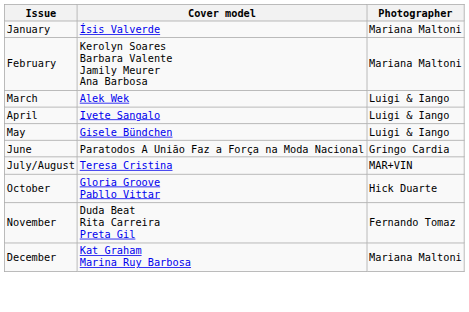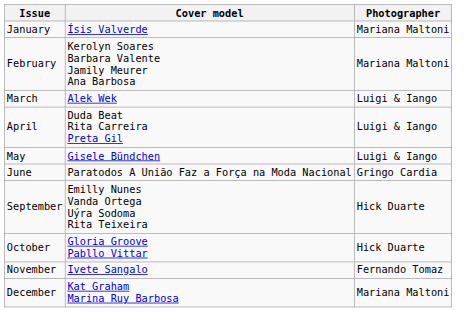(120, 115) Ivete Sangalo -> (108, 127) Duda Beat Rita Carreira Preta Gil
- row: (41, 165)
+ row: (35, 207)
(120, 223) Duda Beat Rita Carreira Preta Gil -> (108, 270) Ivete Sangalo
